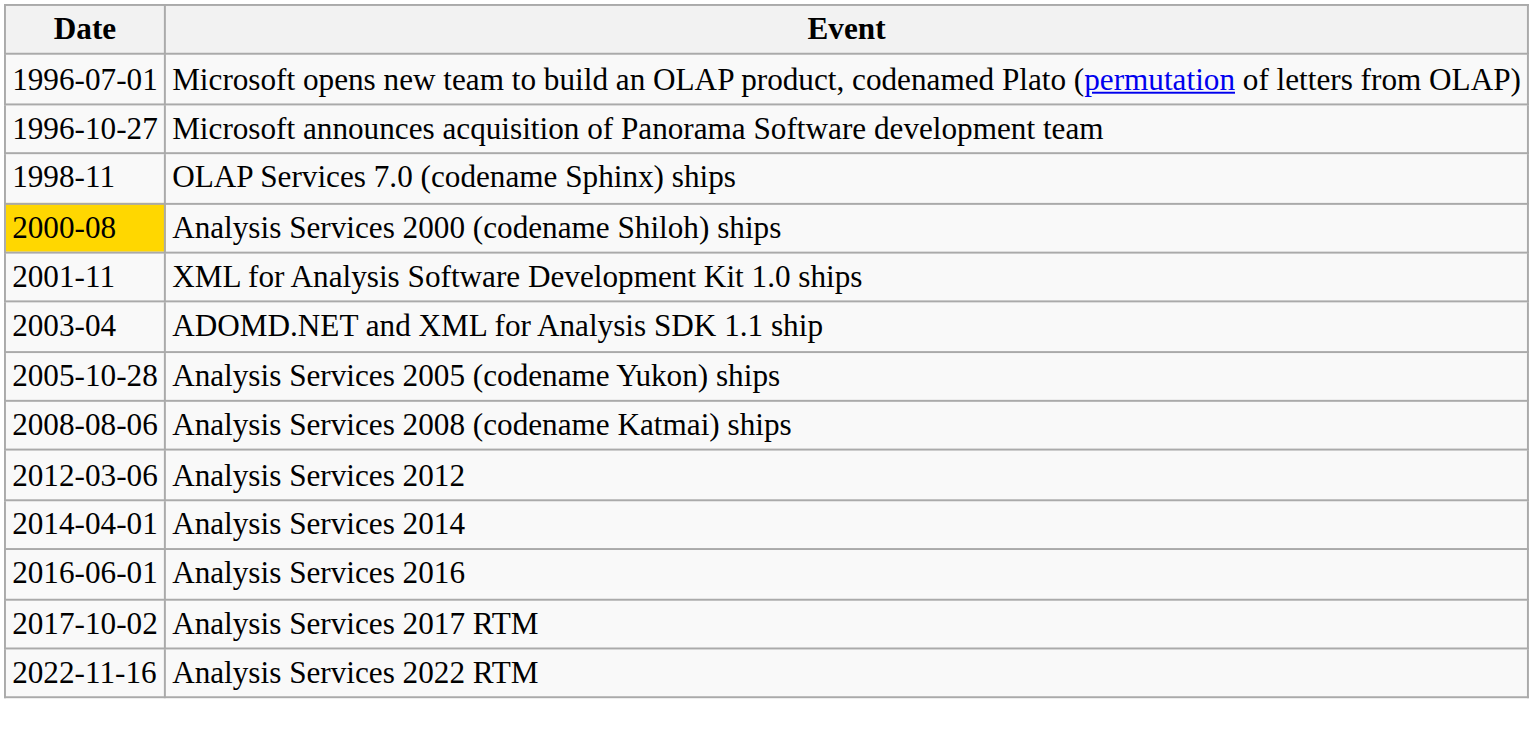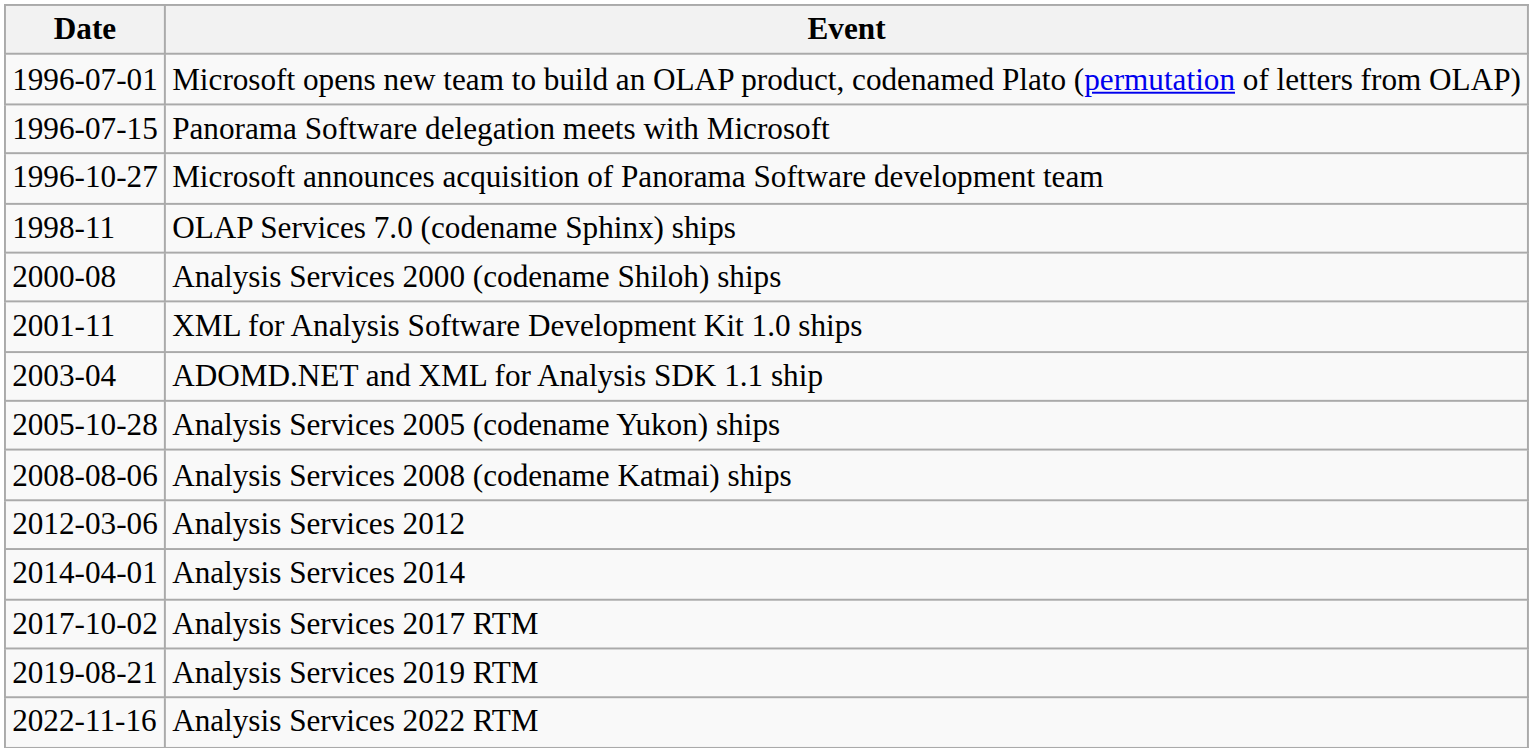+ row: (501, 128)
(64, 227) gold background -> (64, 276) no background
- row: (319, 573)
+ row: (355, 672)
